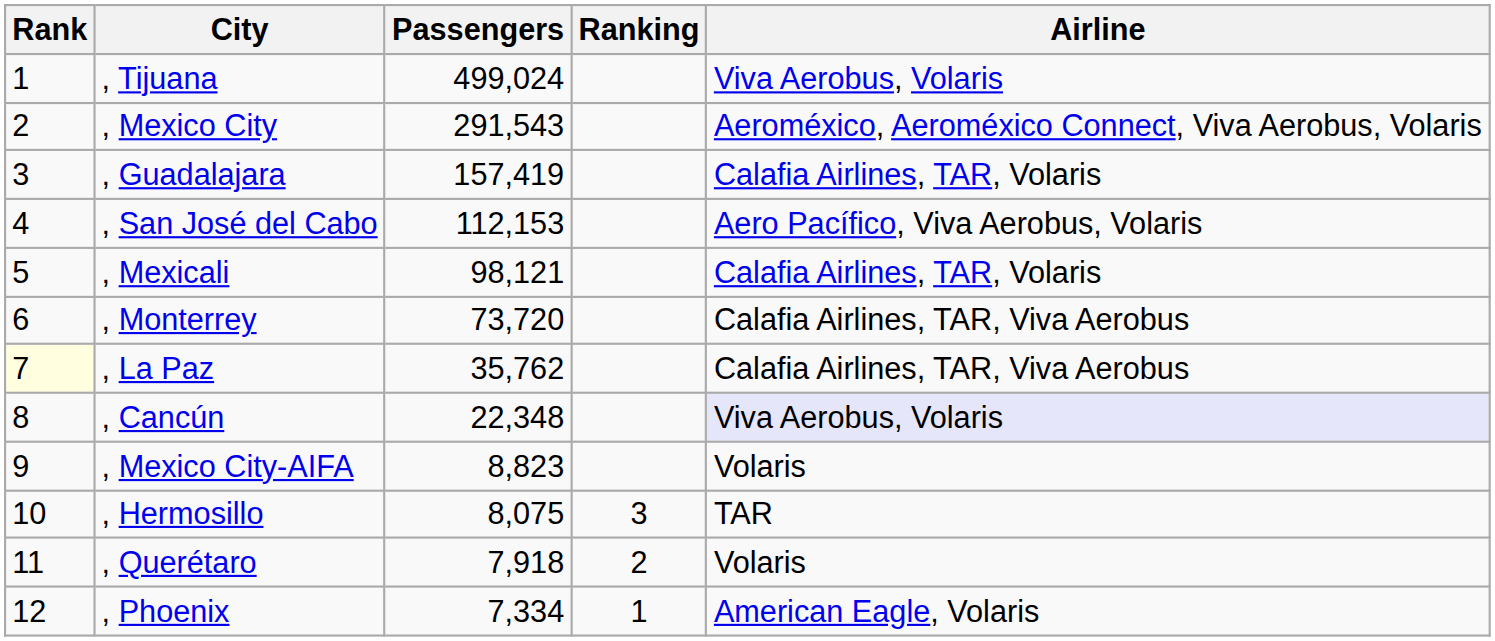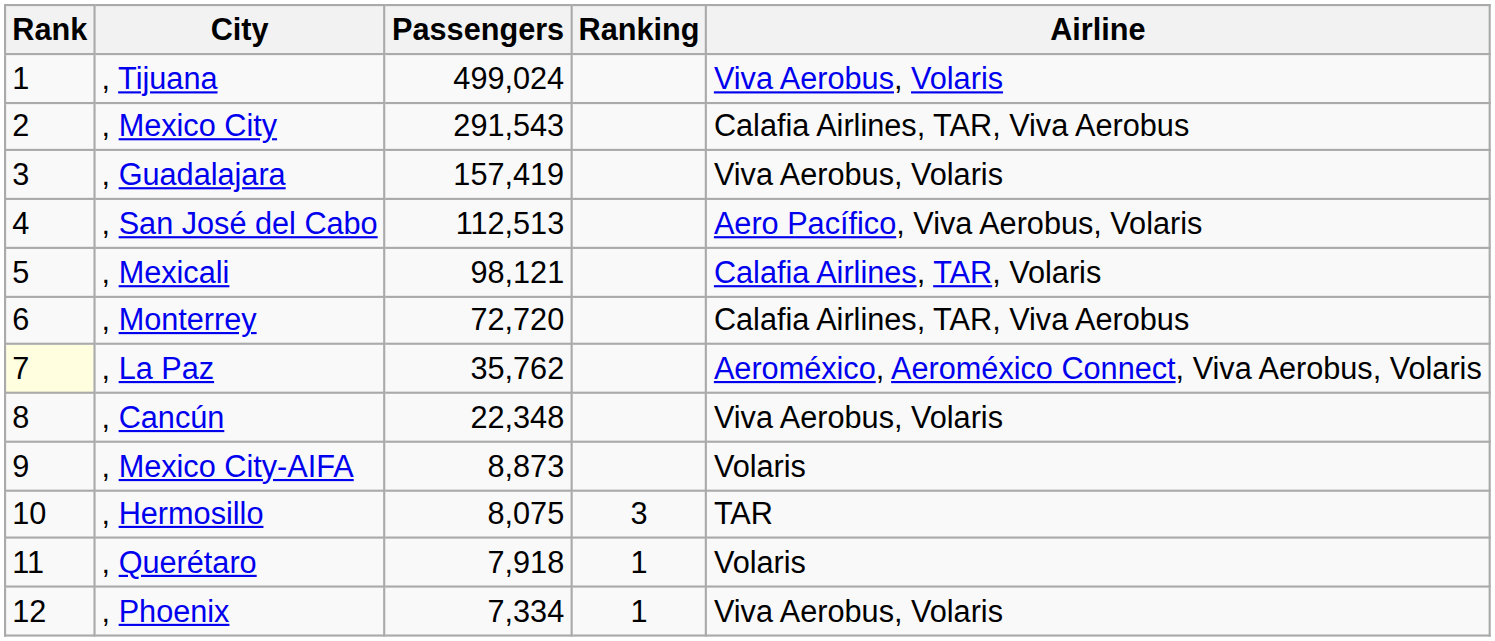(1098, 127) Aeroméxico, Aeroméxico Connect, Viva Aerobus, Volaris -> (952, 127) Calafia Airlines, TAR, Viva Aerobus
(908, 175) Calafia Airlines, TAR, Volaris -> (858, 175) Viva Aerobus, Volaris
(510, 224) 112,153 -> (510, 224) 112,513
(517, 320) 73,720 -> (517, 320) 72,720
(952, 369) Calafia Airlines, TAR, Viva Aerobus -> (1098, 369) Aeroméxico, Aeroméxico Connect, Viva Aerobus, Volaris
(858, 417) lavender background -> (858, 417) no background
(526, 466) 8,823 -> (526, 466) 8,873
(639, 563) 2 -> (639, 563) 1
(877, 611) American Eagle, Volaris -> (858, 611) Viva Aerobus, Volaris
